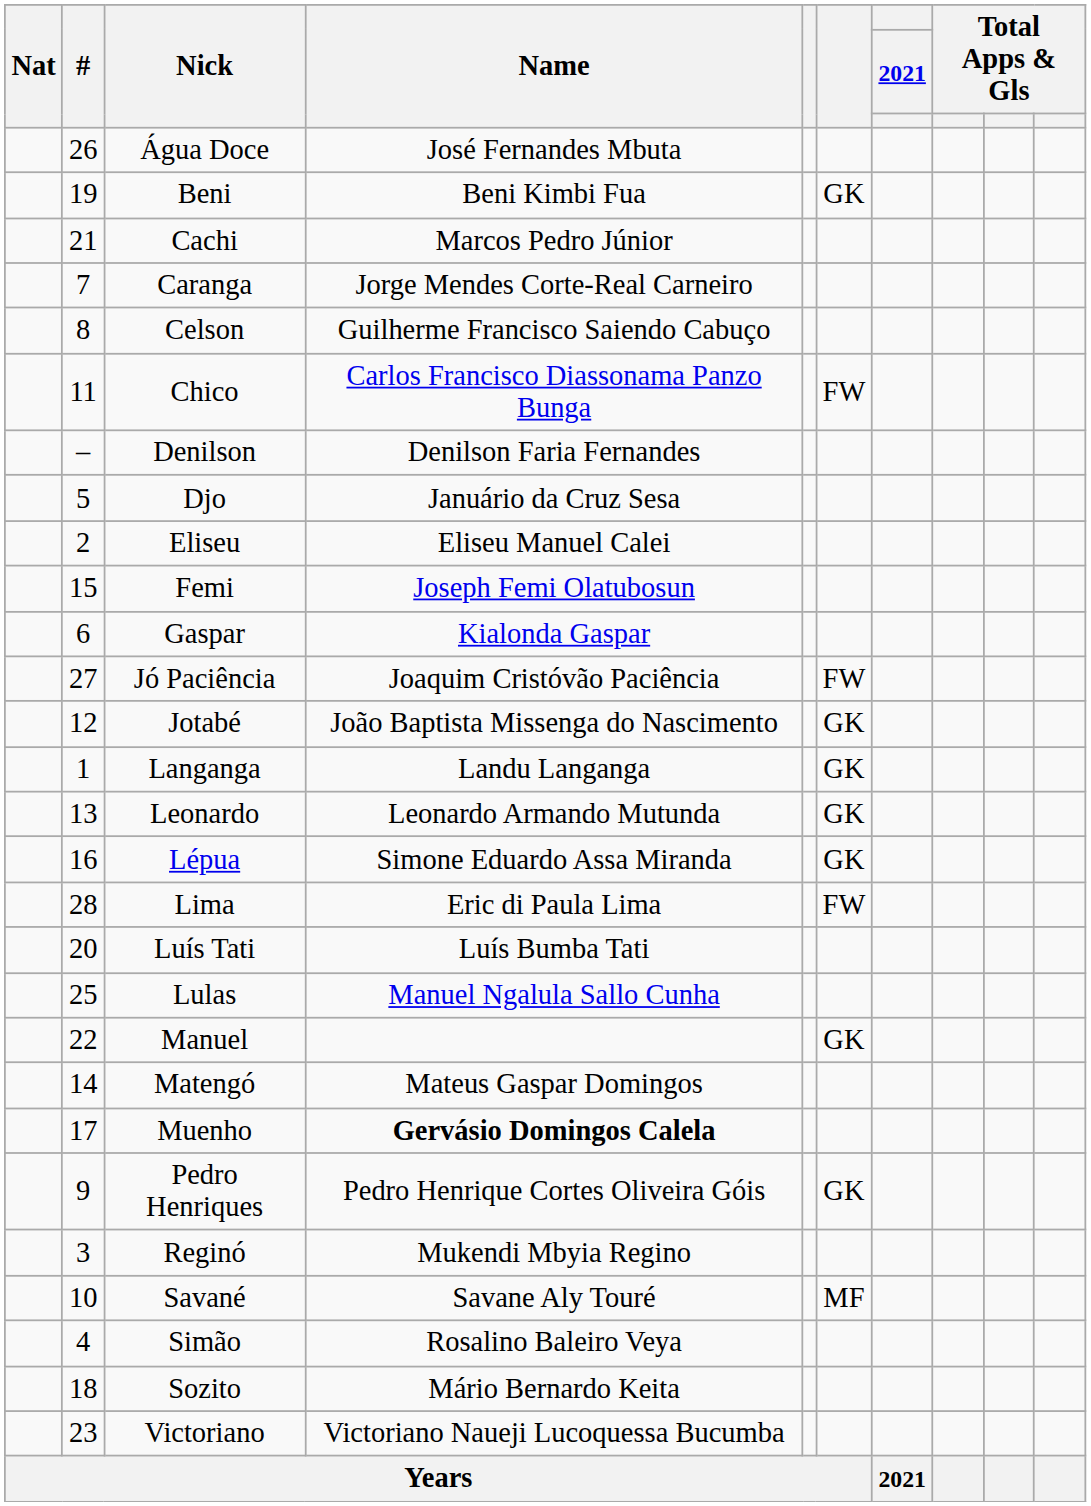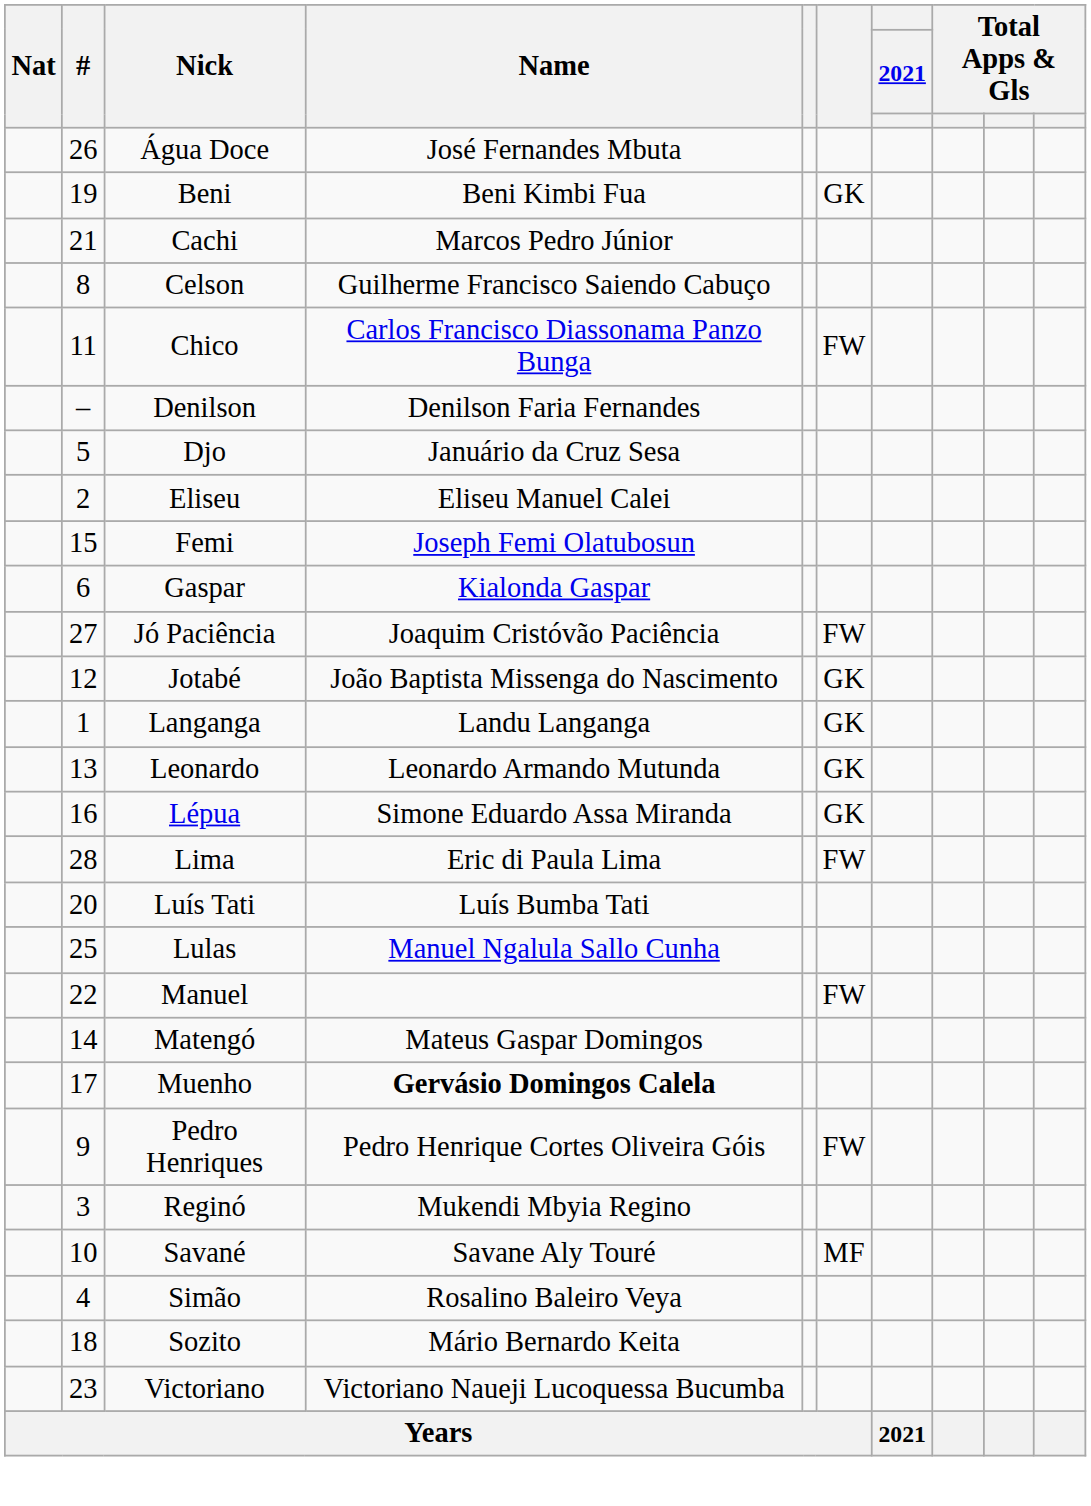- row: (205, 284)
(844, 1039) GK -> (844, 994) FW
(844, 1191) GK -> (844, 1146) FW
